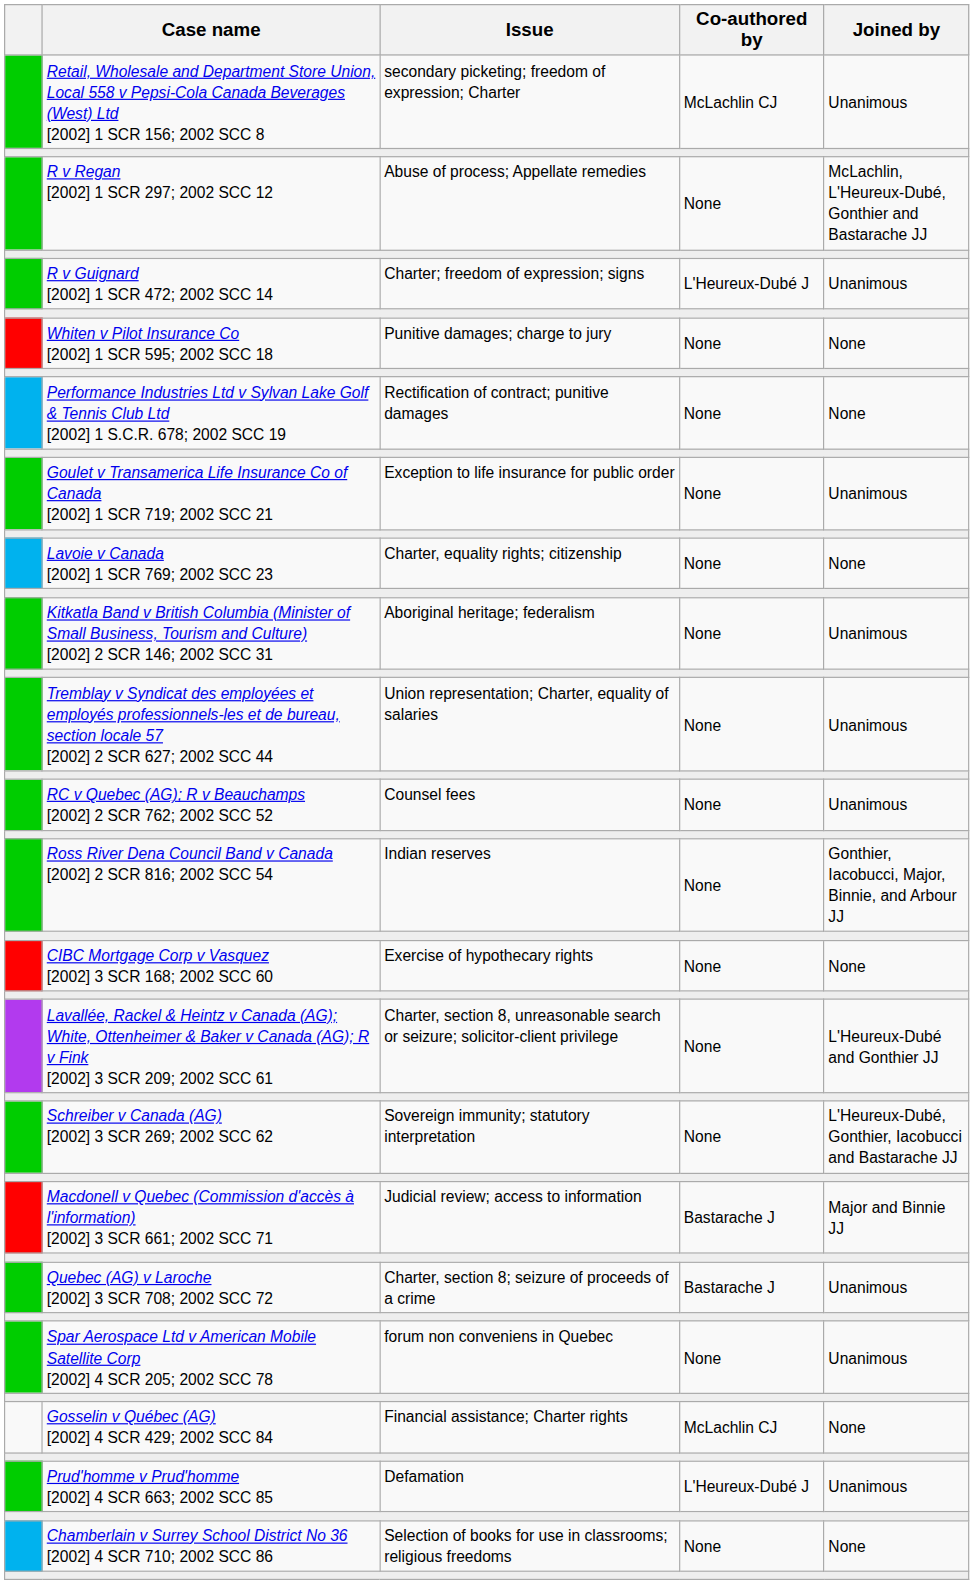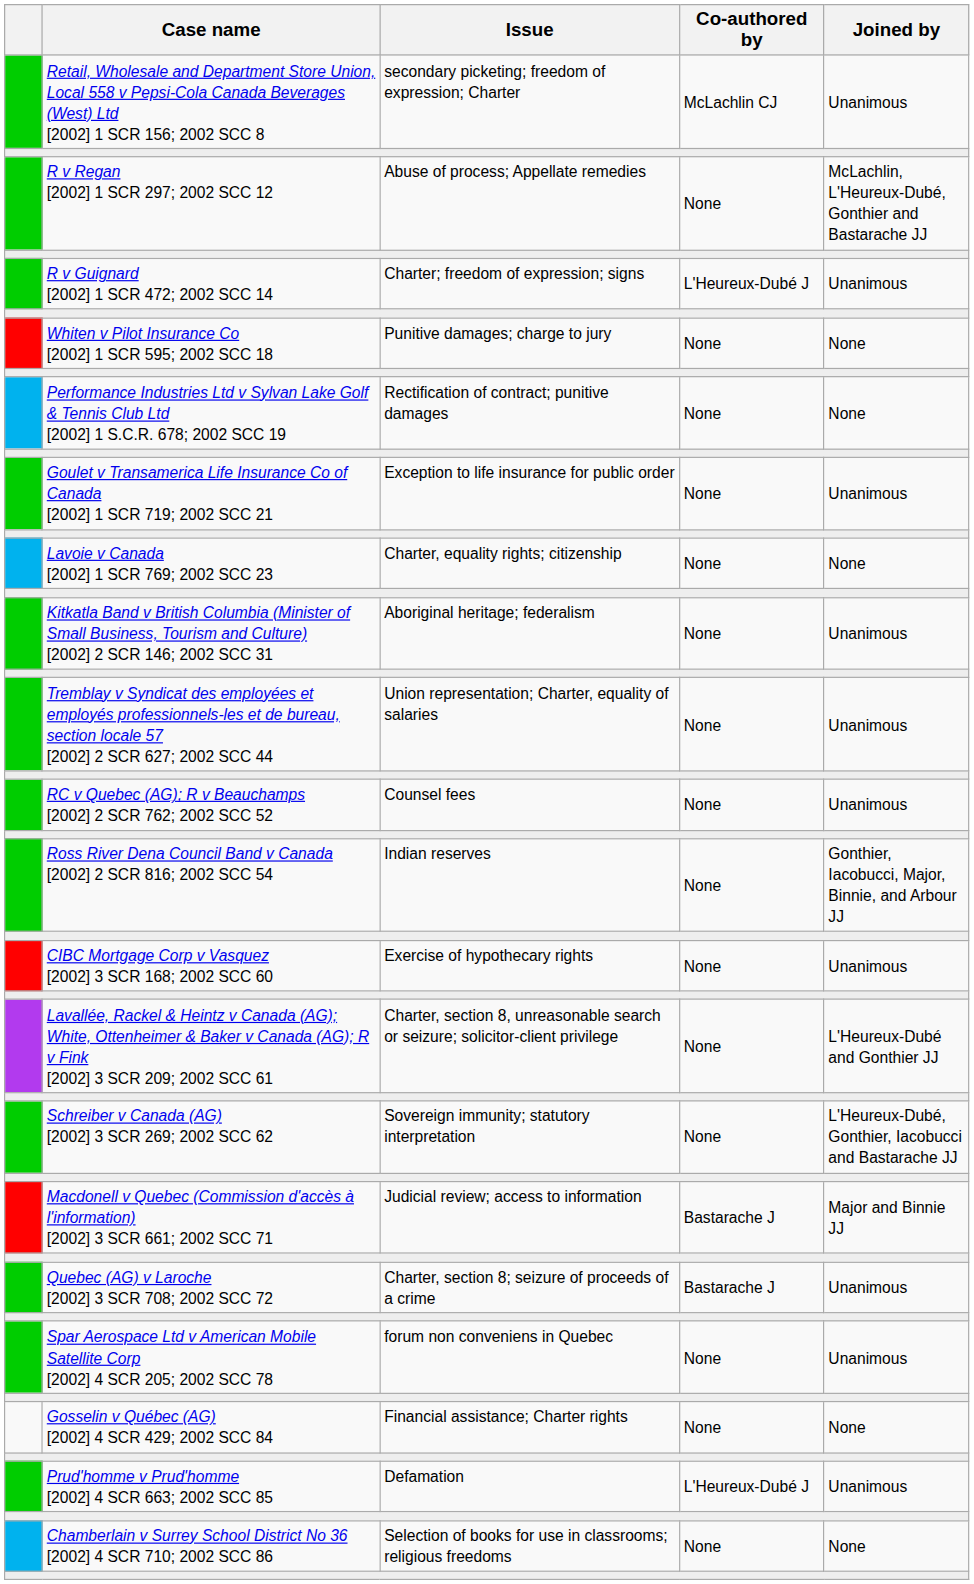(847, 966) None -> (868, 966) Unanimous
(731, 1428) McLachlin CJ -> (702, 1428) None
